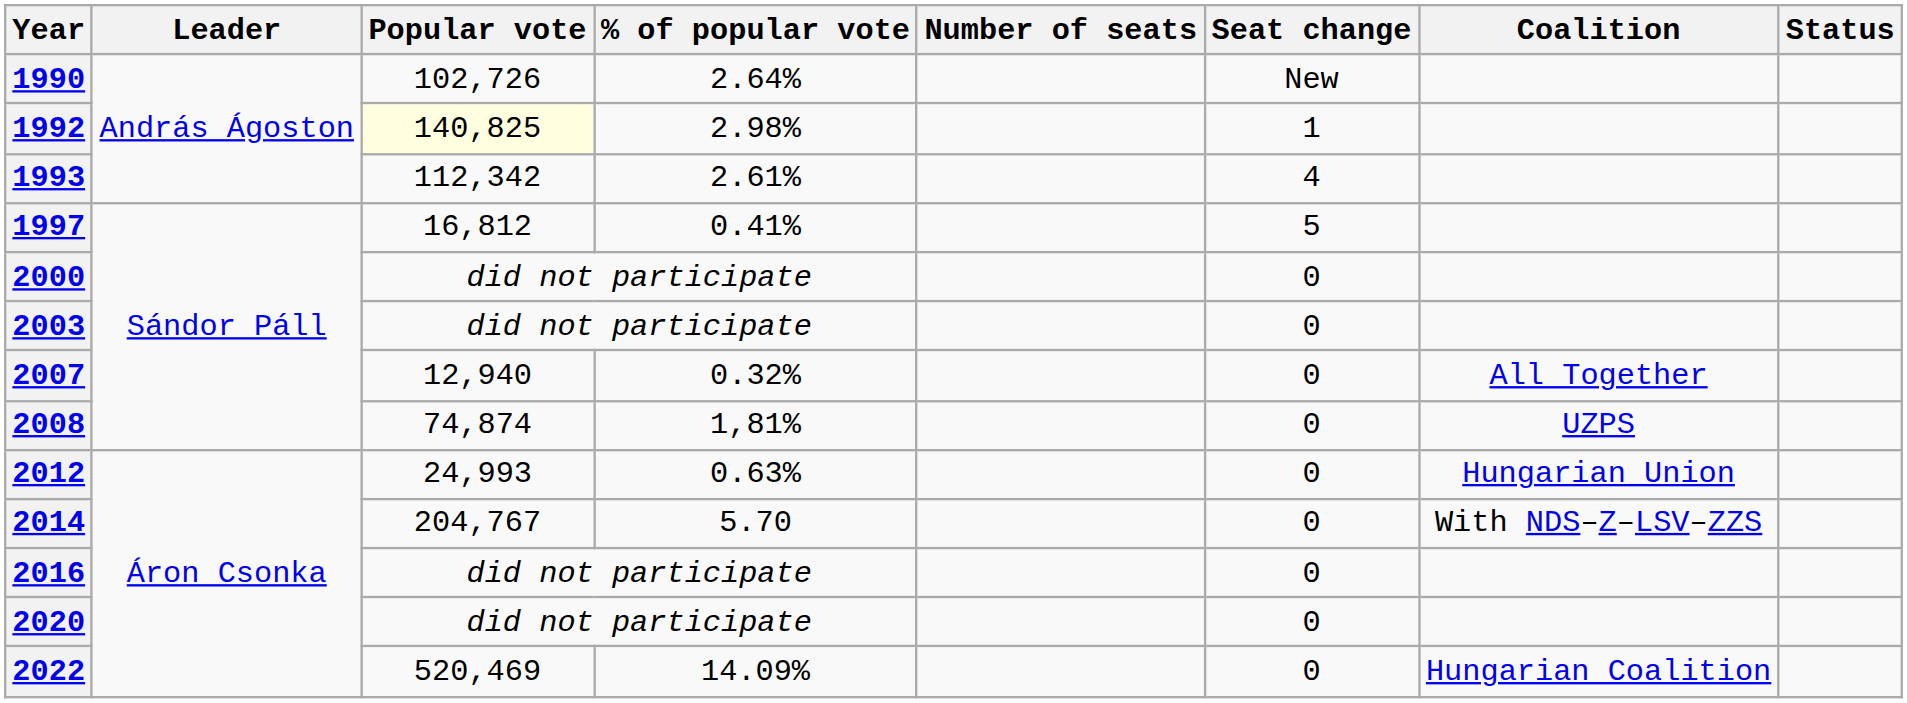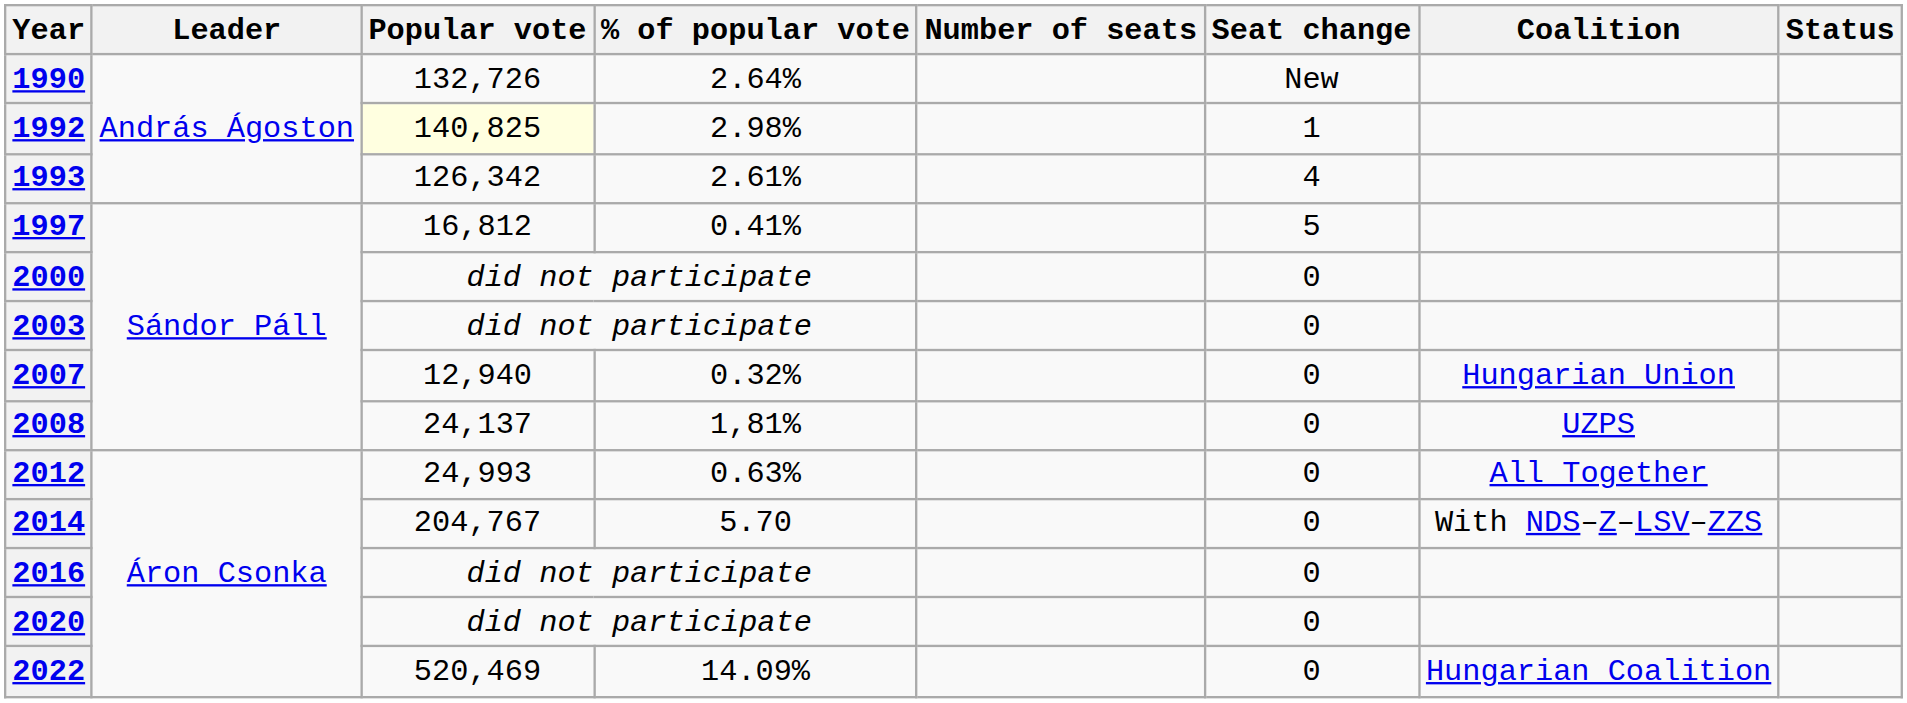(477, 79) 102,726 -> (477, 79) 132,726
(477, 178) 112,342 -> (477, 178) 126,342
(1599, 375) All Together -> (1599, 375) Hungarian Union
(477, 425) 74,874 -> (477, 425) 24,137
(1599, 474) Hungarian Union -> (1599, 474) All Together
